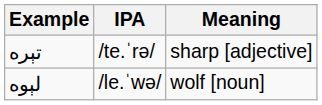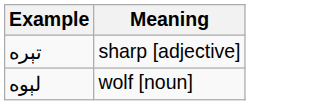- column: (130, 19)
